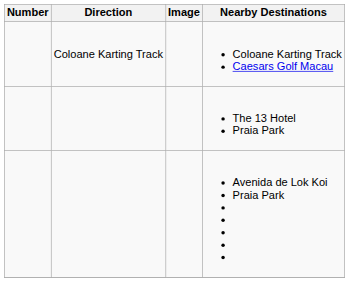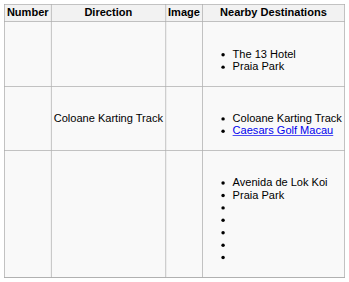rows swapped: (273, 60) <-> (273, 125)
